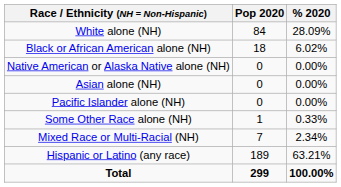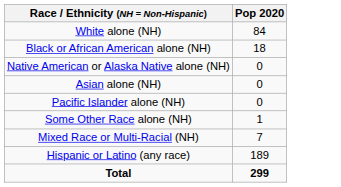- column: (311, 13)
